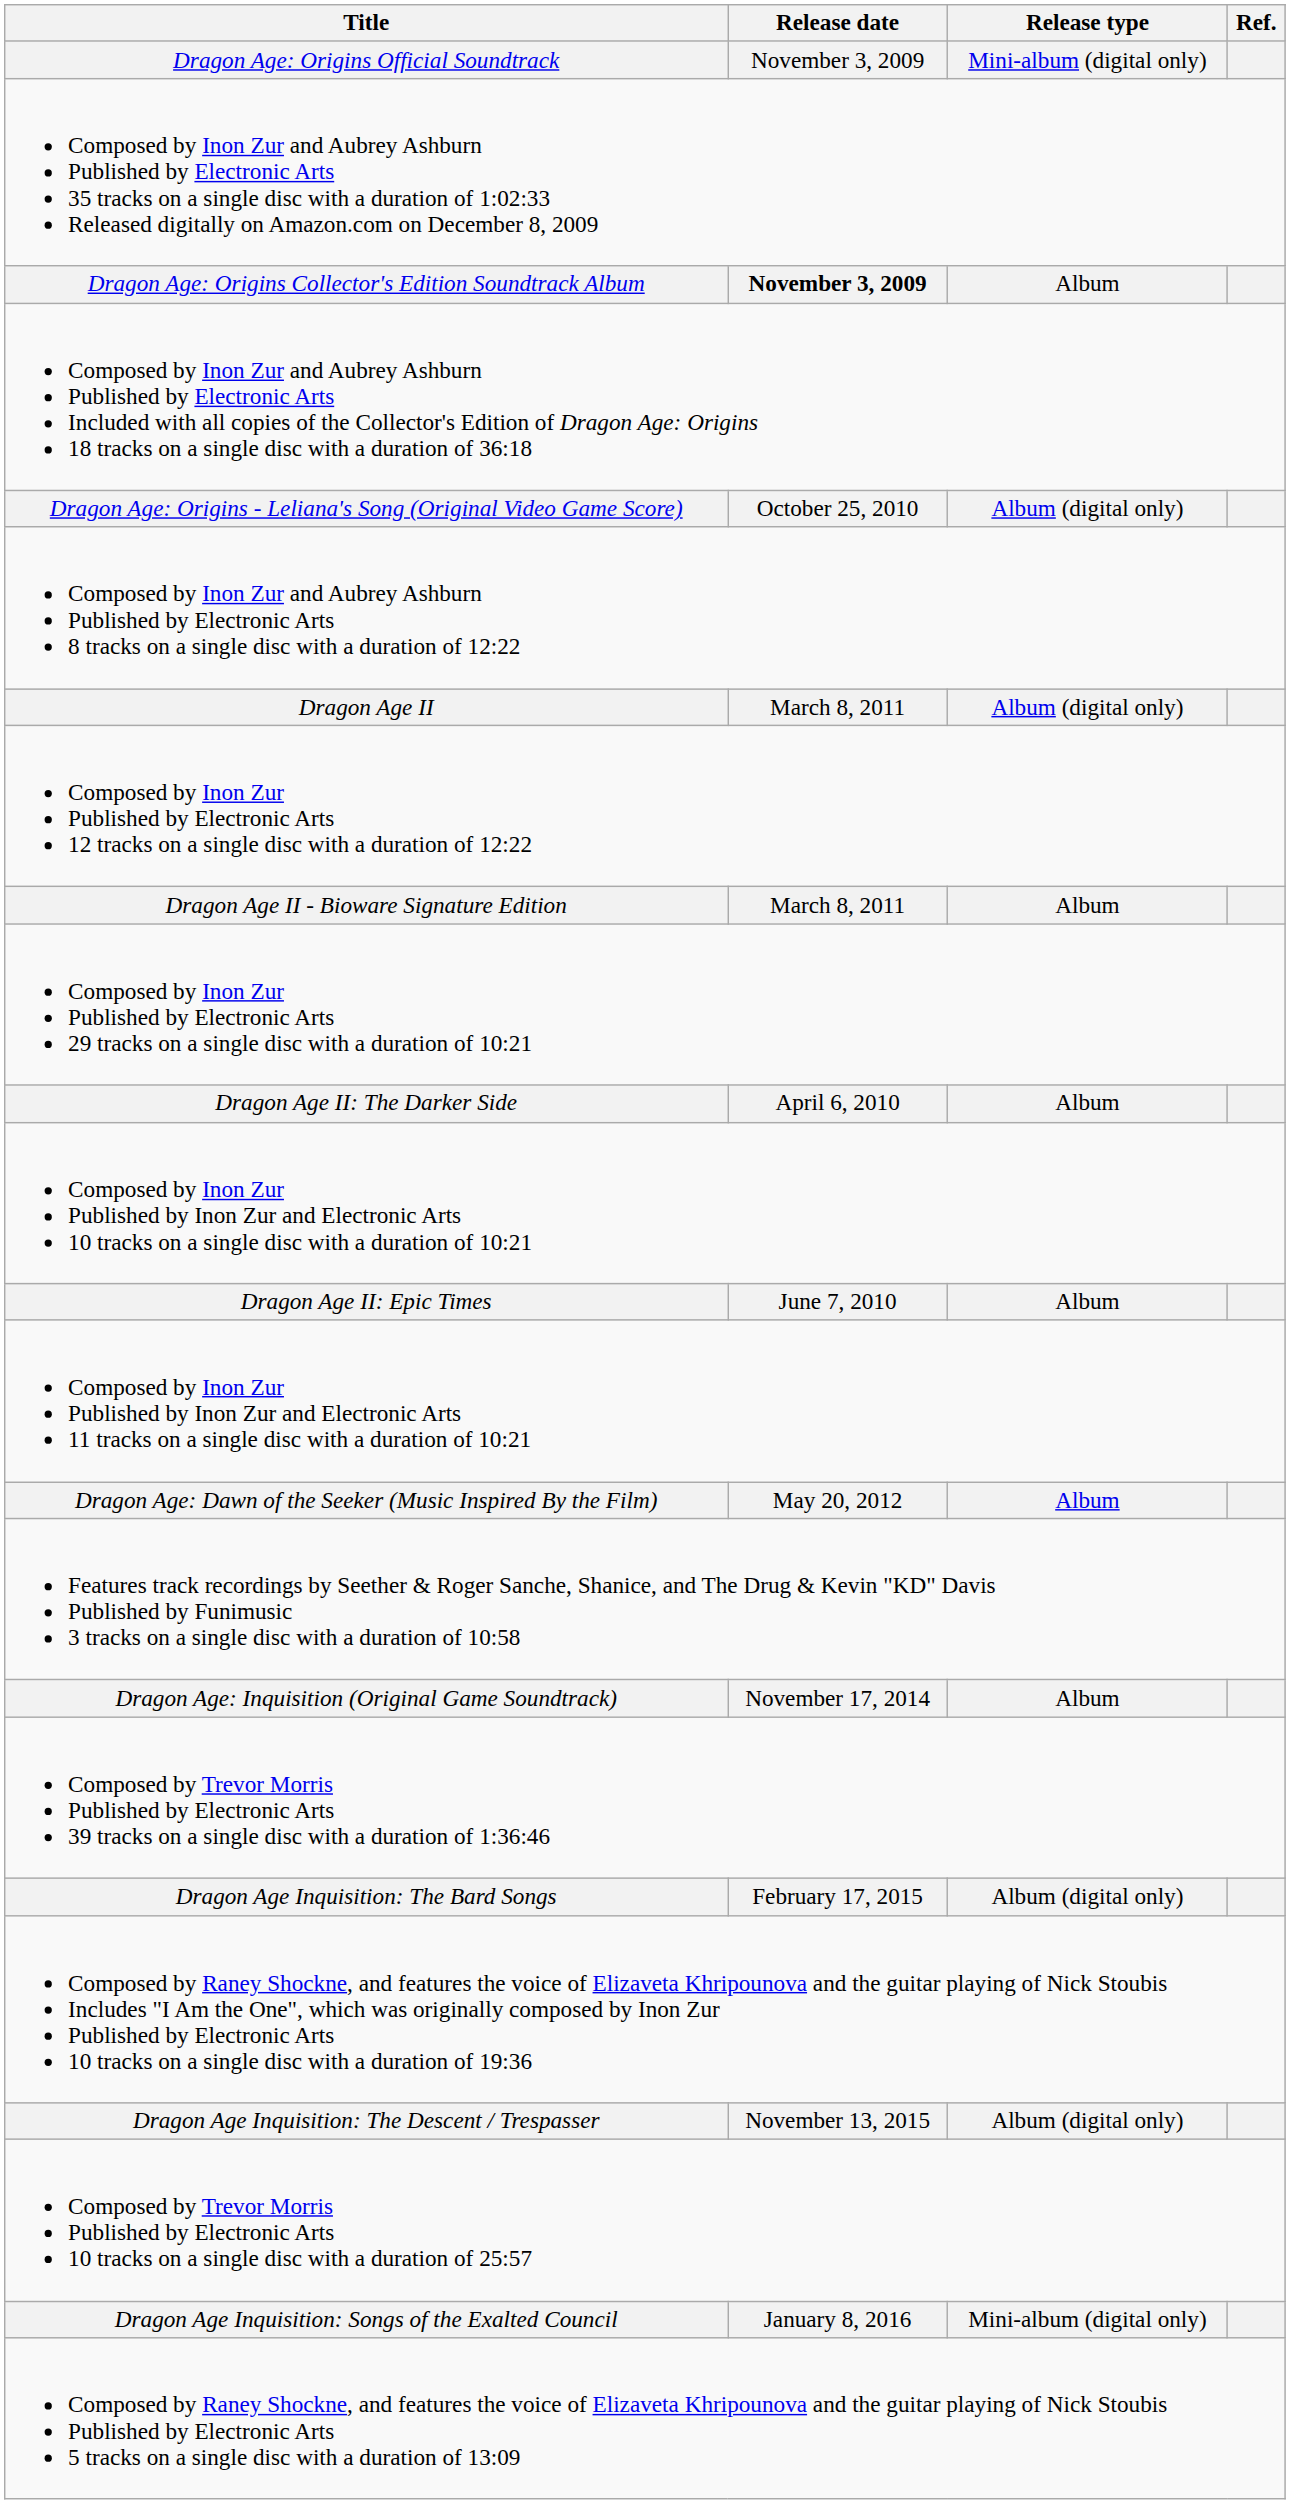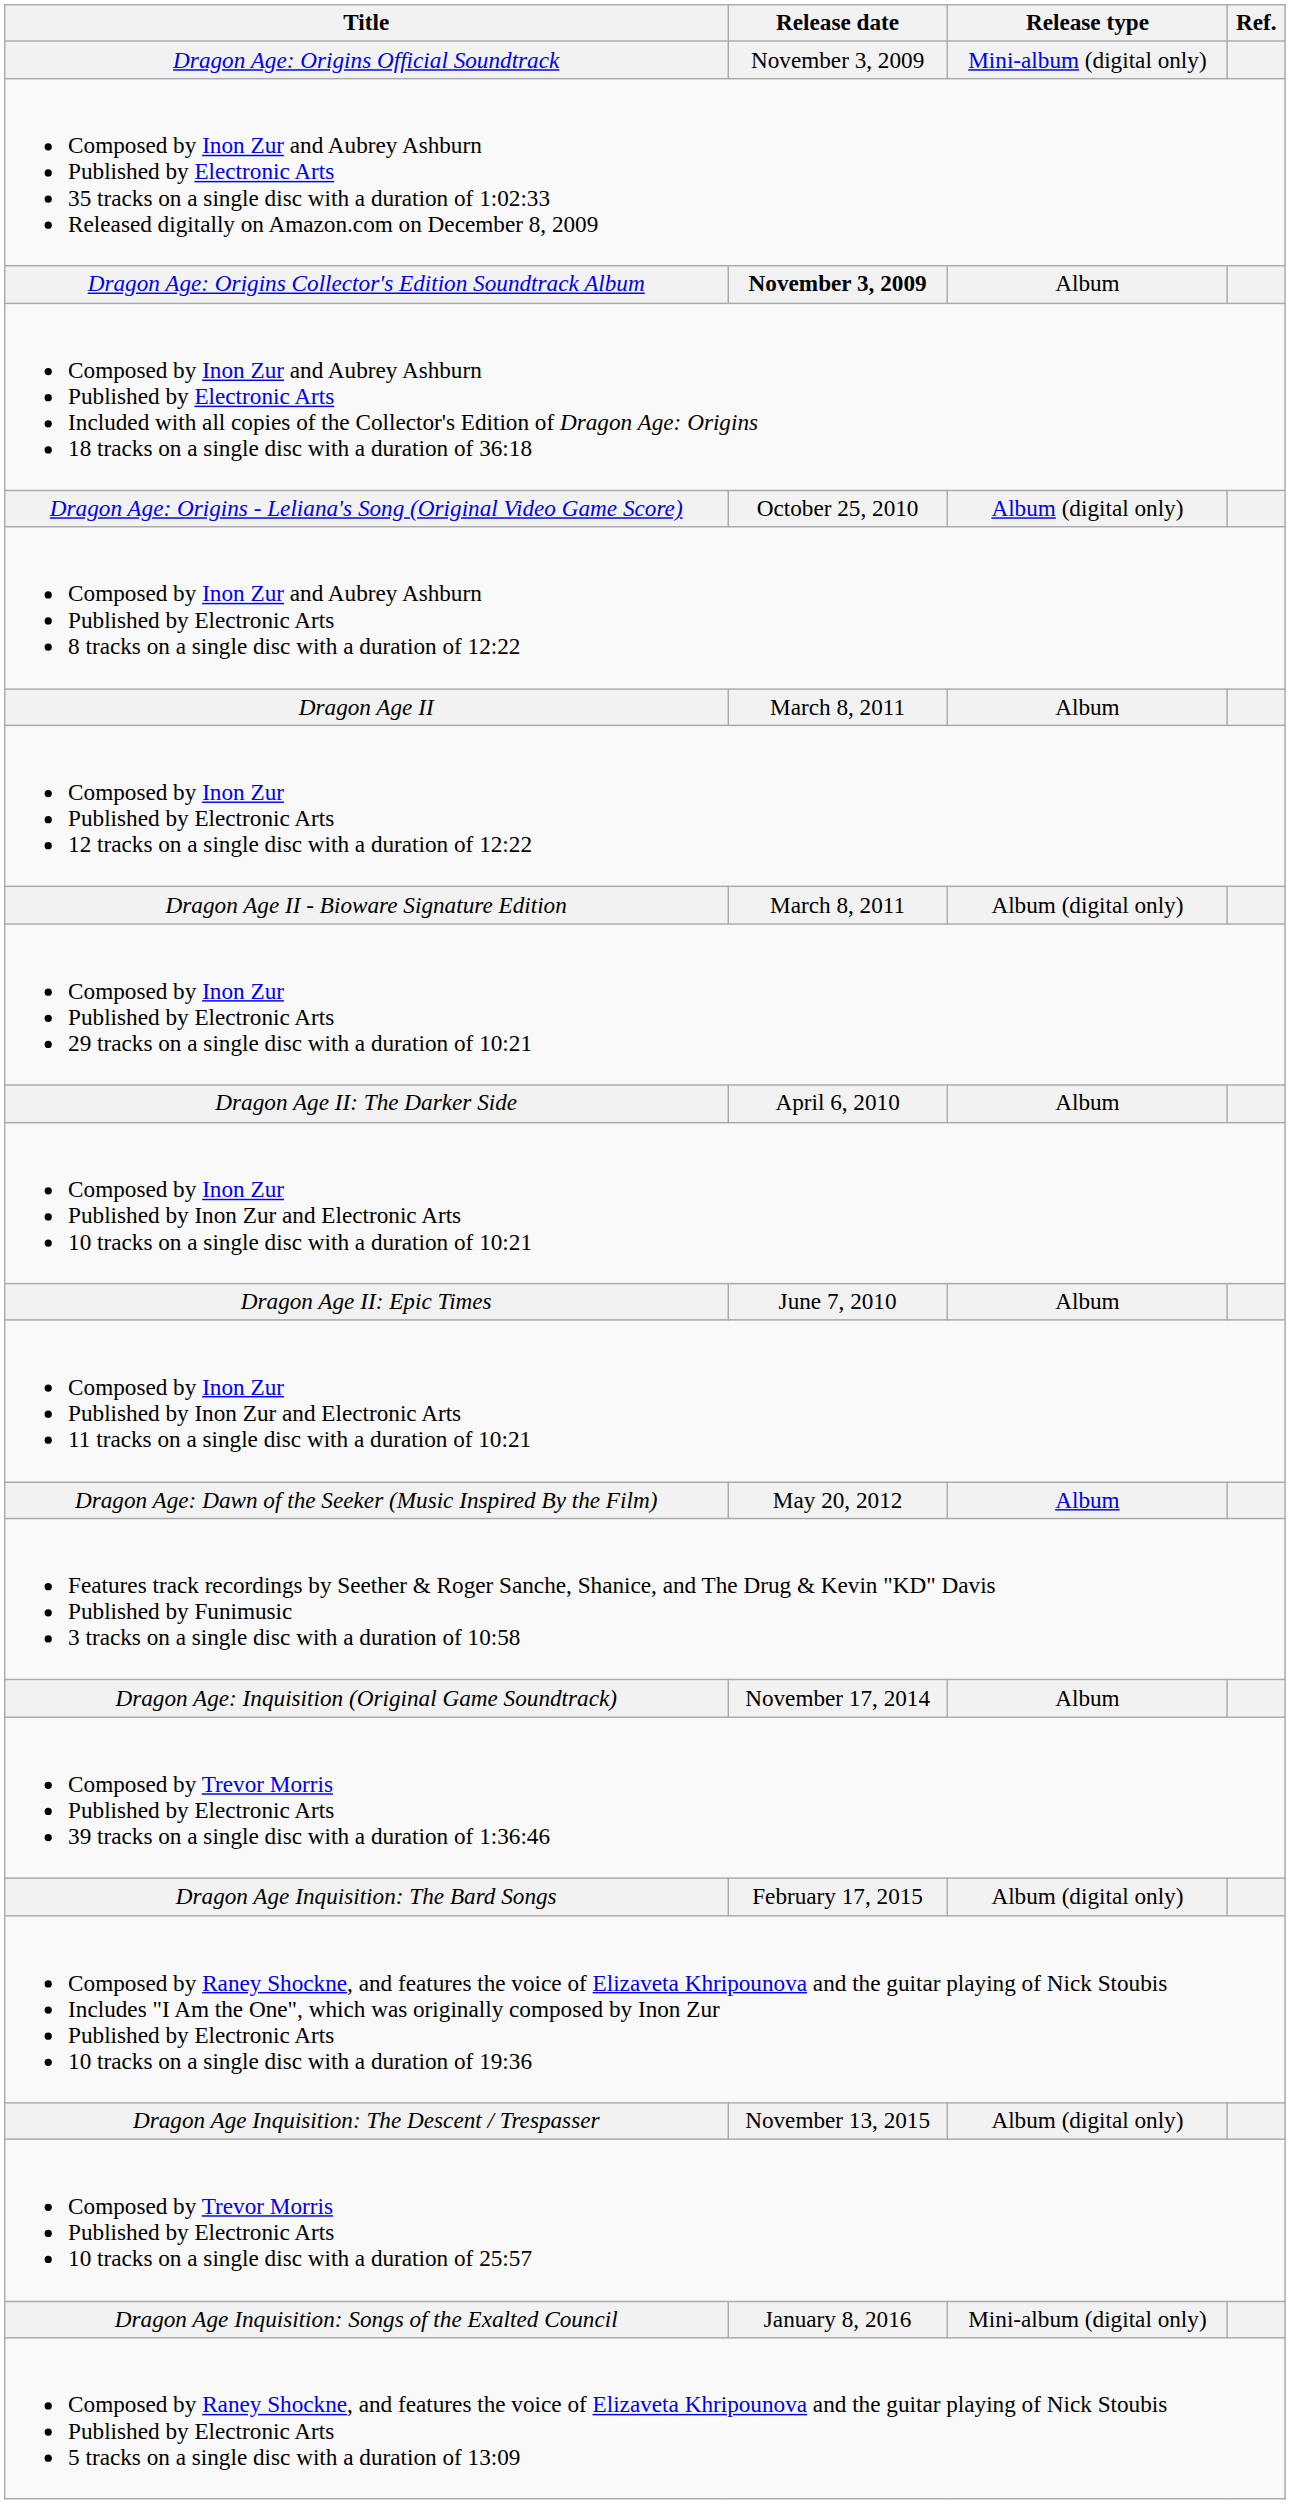(1087, 706) Album (digital only) -> (1087, 706) Album
(1087, 905) Album -> (1087, 905) Album (digital only)
